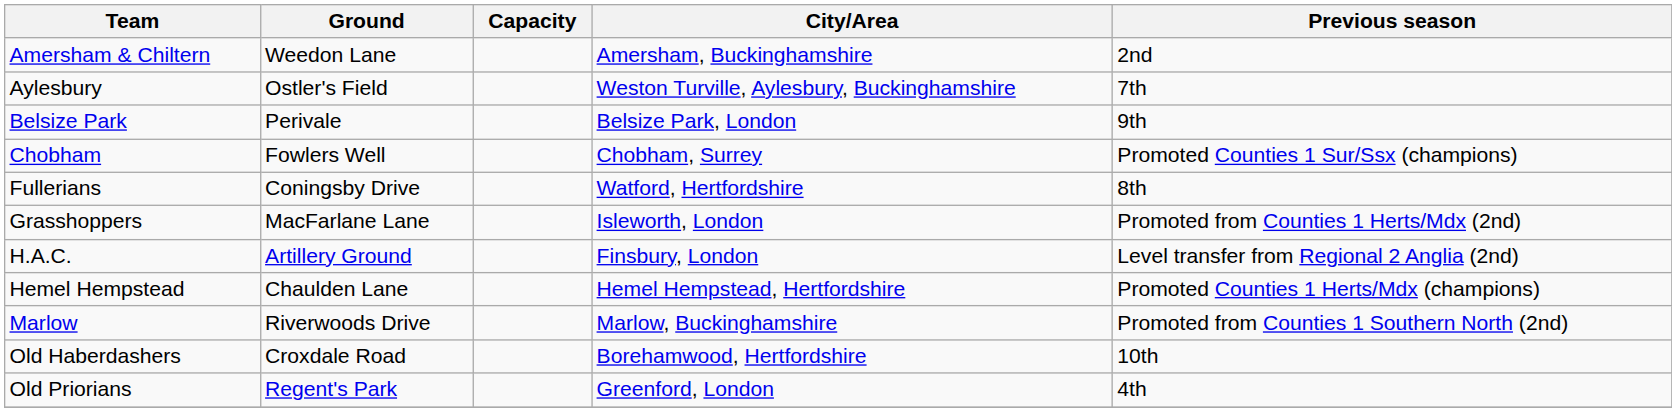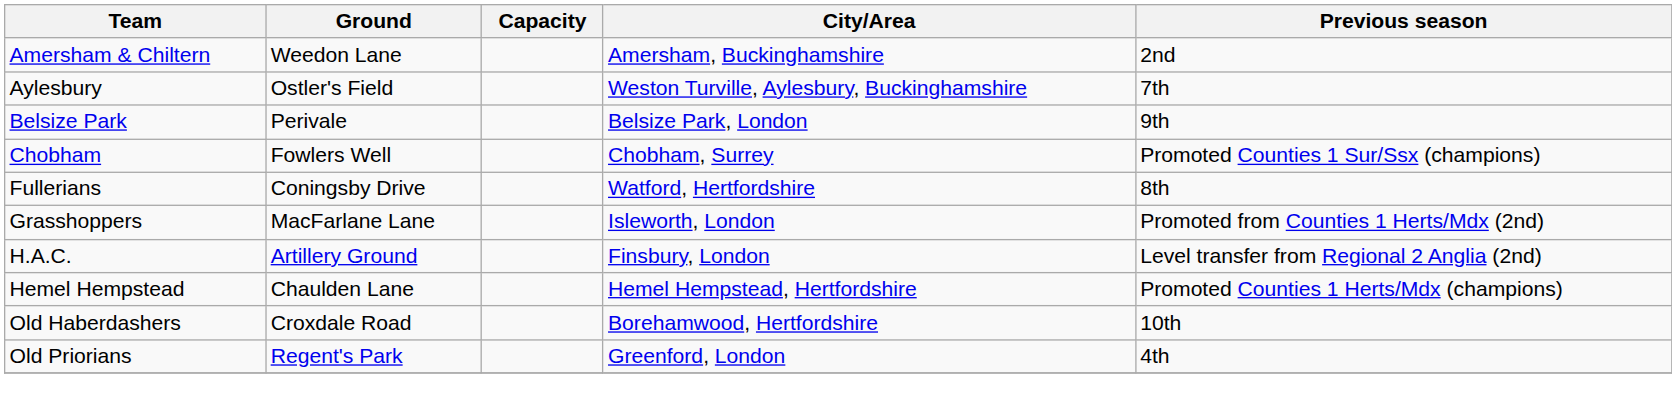- row: (44, 322)
